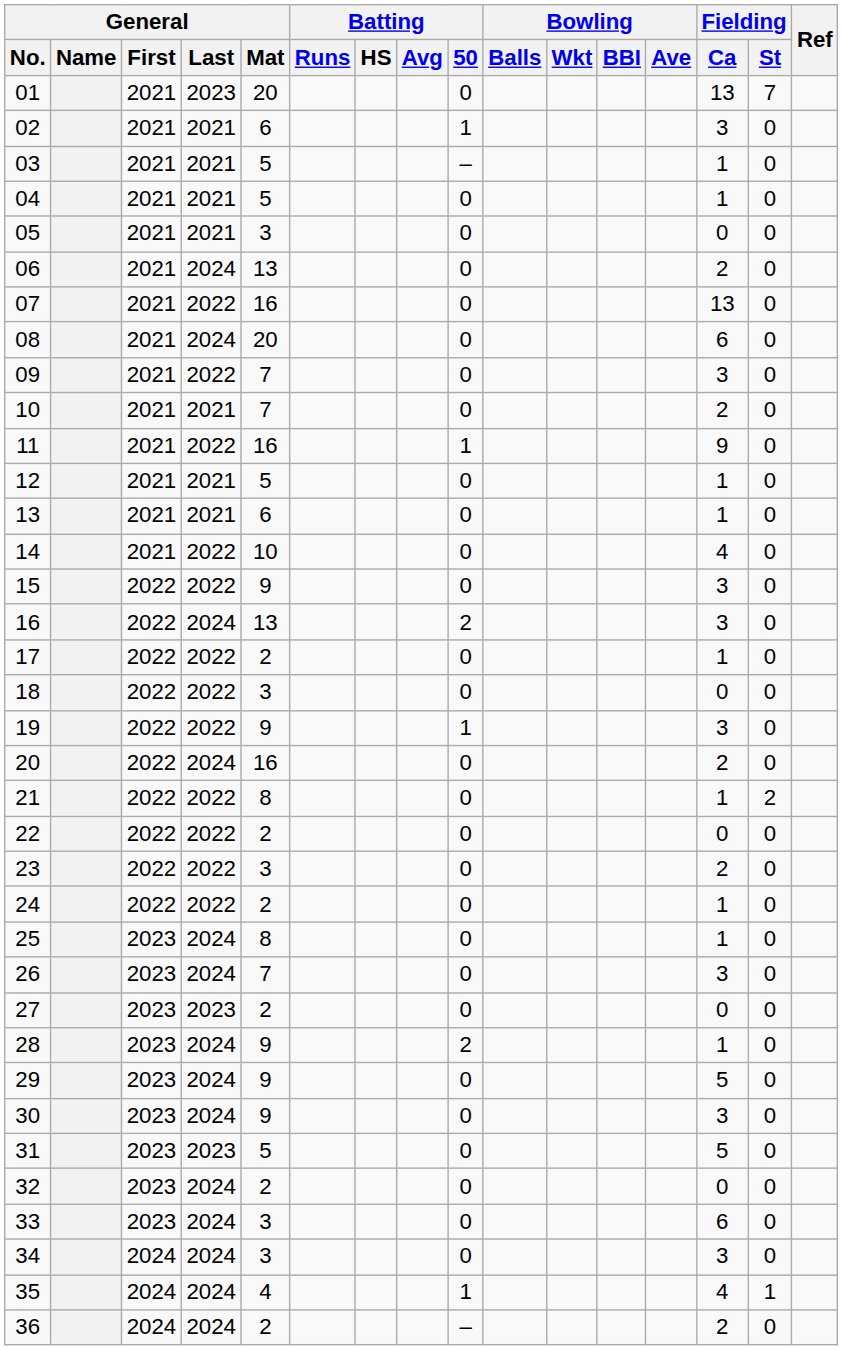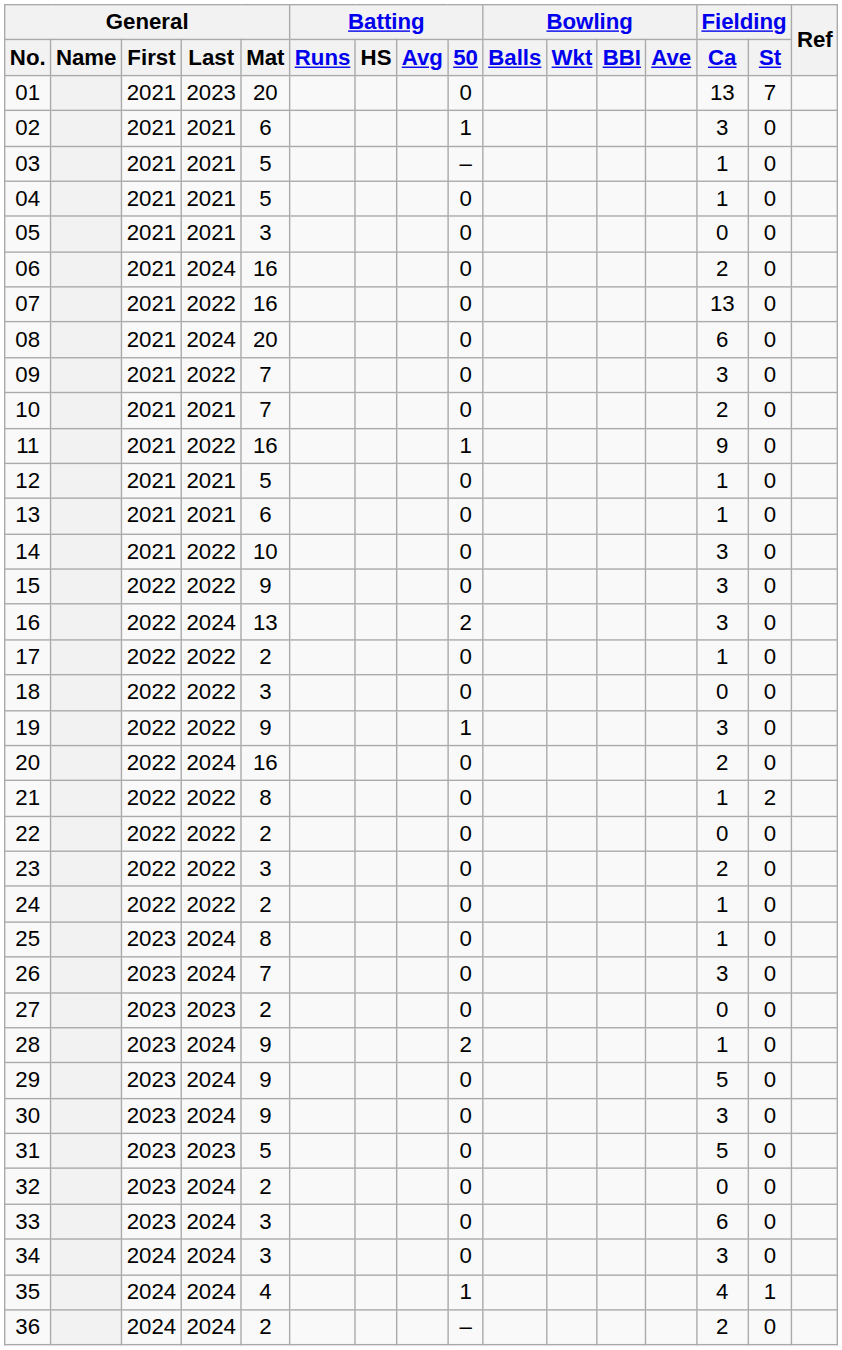(265, 269) 13 -> (265, 269) 16
(722, 551) 4 -> (722, 551) 3
